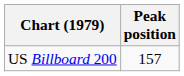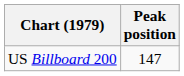(150, 58) 157 -> (150, 58) 147
